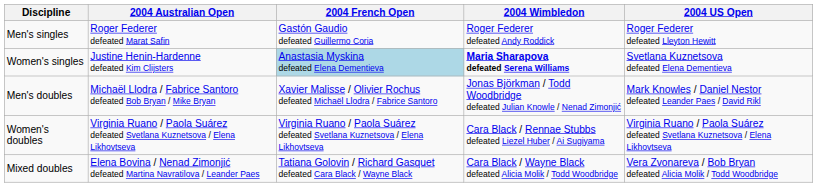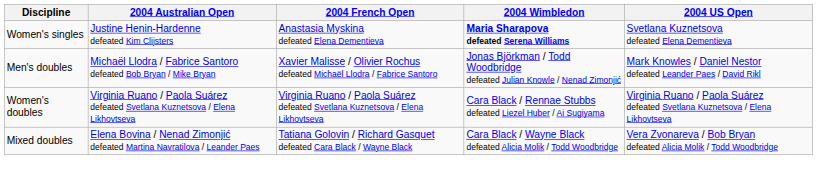- row: (38, 34)
(331, 62) lightblue background -> (331, 34) no background
